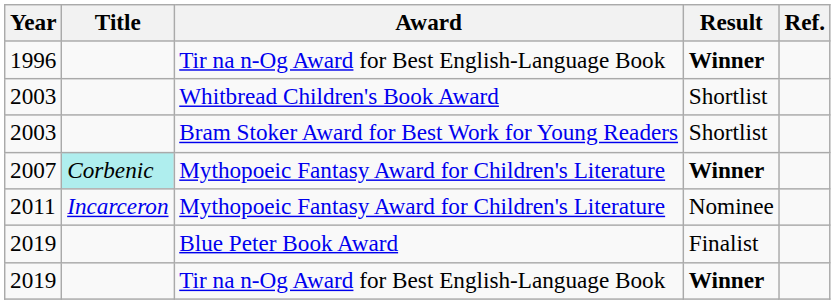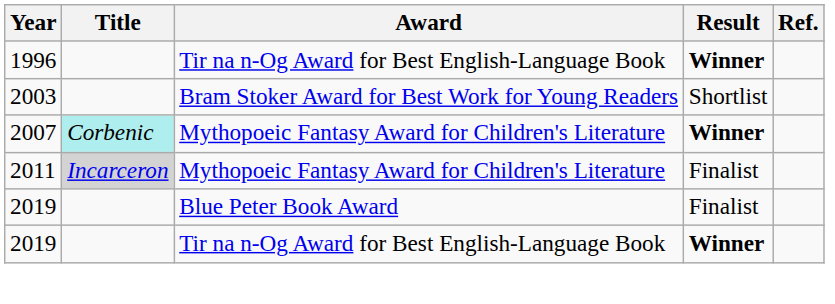- row: (33, 96)
(118, 206) no background -> (118, 170) lightgrey background
(731, 206) Nominee -> (724, 170) Finalist
